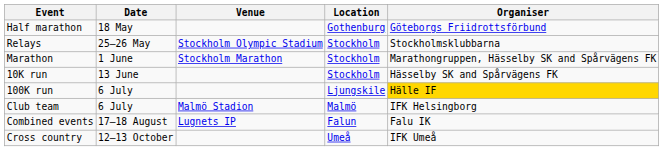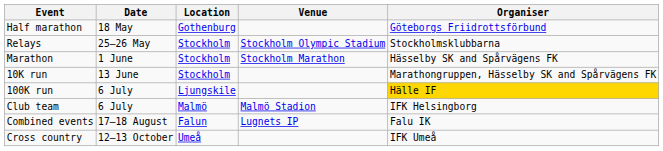columns swapped: (250, 12) <-> (356, 12)
(523, 59) Marathongruppen, Hässelby SK and Spårvägens FK -> (474, 59) Hässelby SK and Spårvägens FK
(474, 75) Hässelby SK and Spårvägens FK -> (523, 75) Marathongruppen, Hässelby SK and Spårvägens FK
